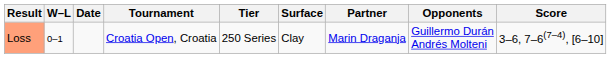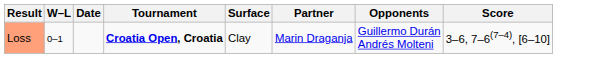- column: (249, 13)
(161, 37) normal -> (164, 37) bold
